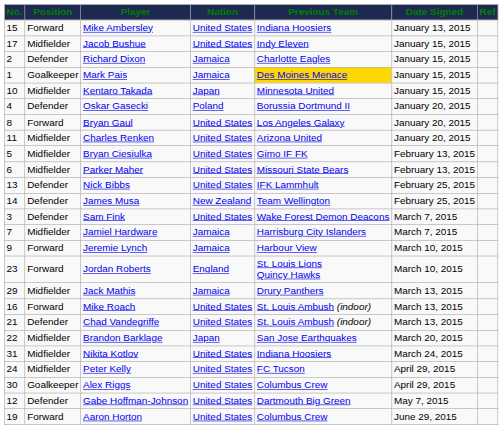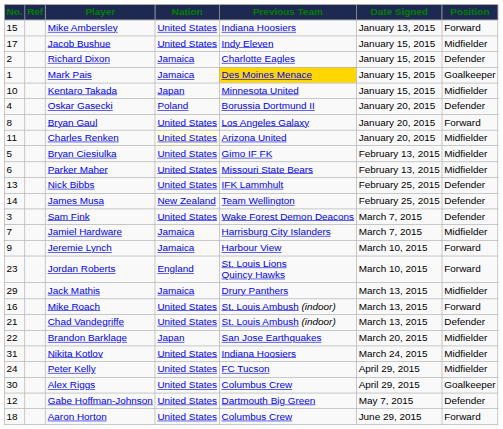columns swapped: (53, 12) <-> (488, 12)
(223, 138) no background -> (187, 138) lightyellow background
(12, 416) 19 -> (12, 416) 18
